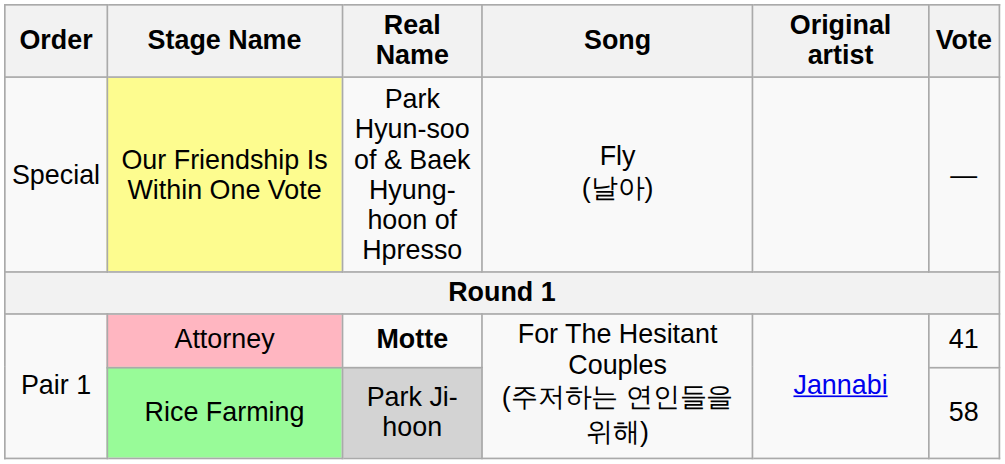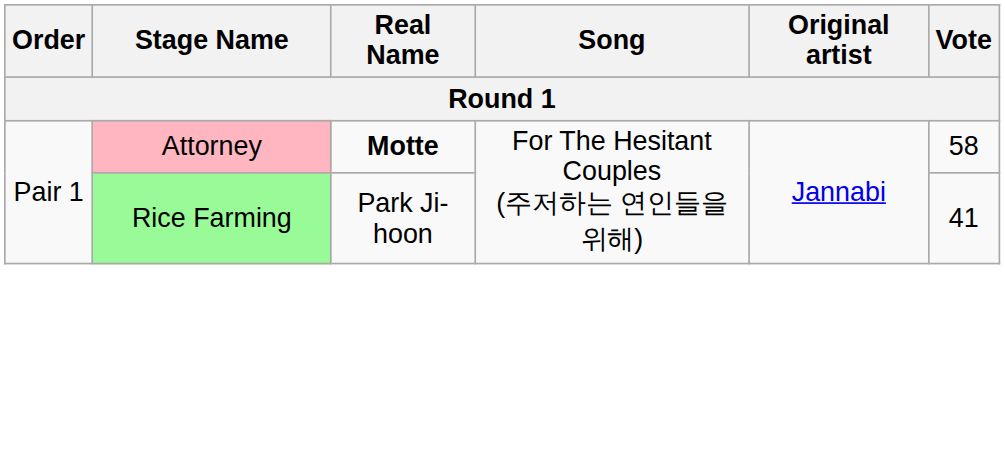- row: (225, 174)
(964, 340) 41 -> (964, 146) 58
(412, 412) lightgrey background -> (403, 218) no background
(964, 412) 58 -> (964, 218) 41
